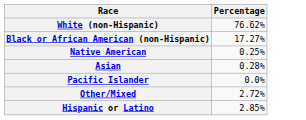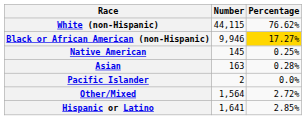+ column: (229, 11)
(249, 39) no background -> (284, 39) gold background
